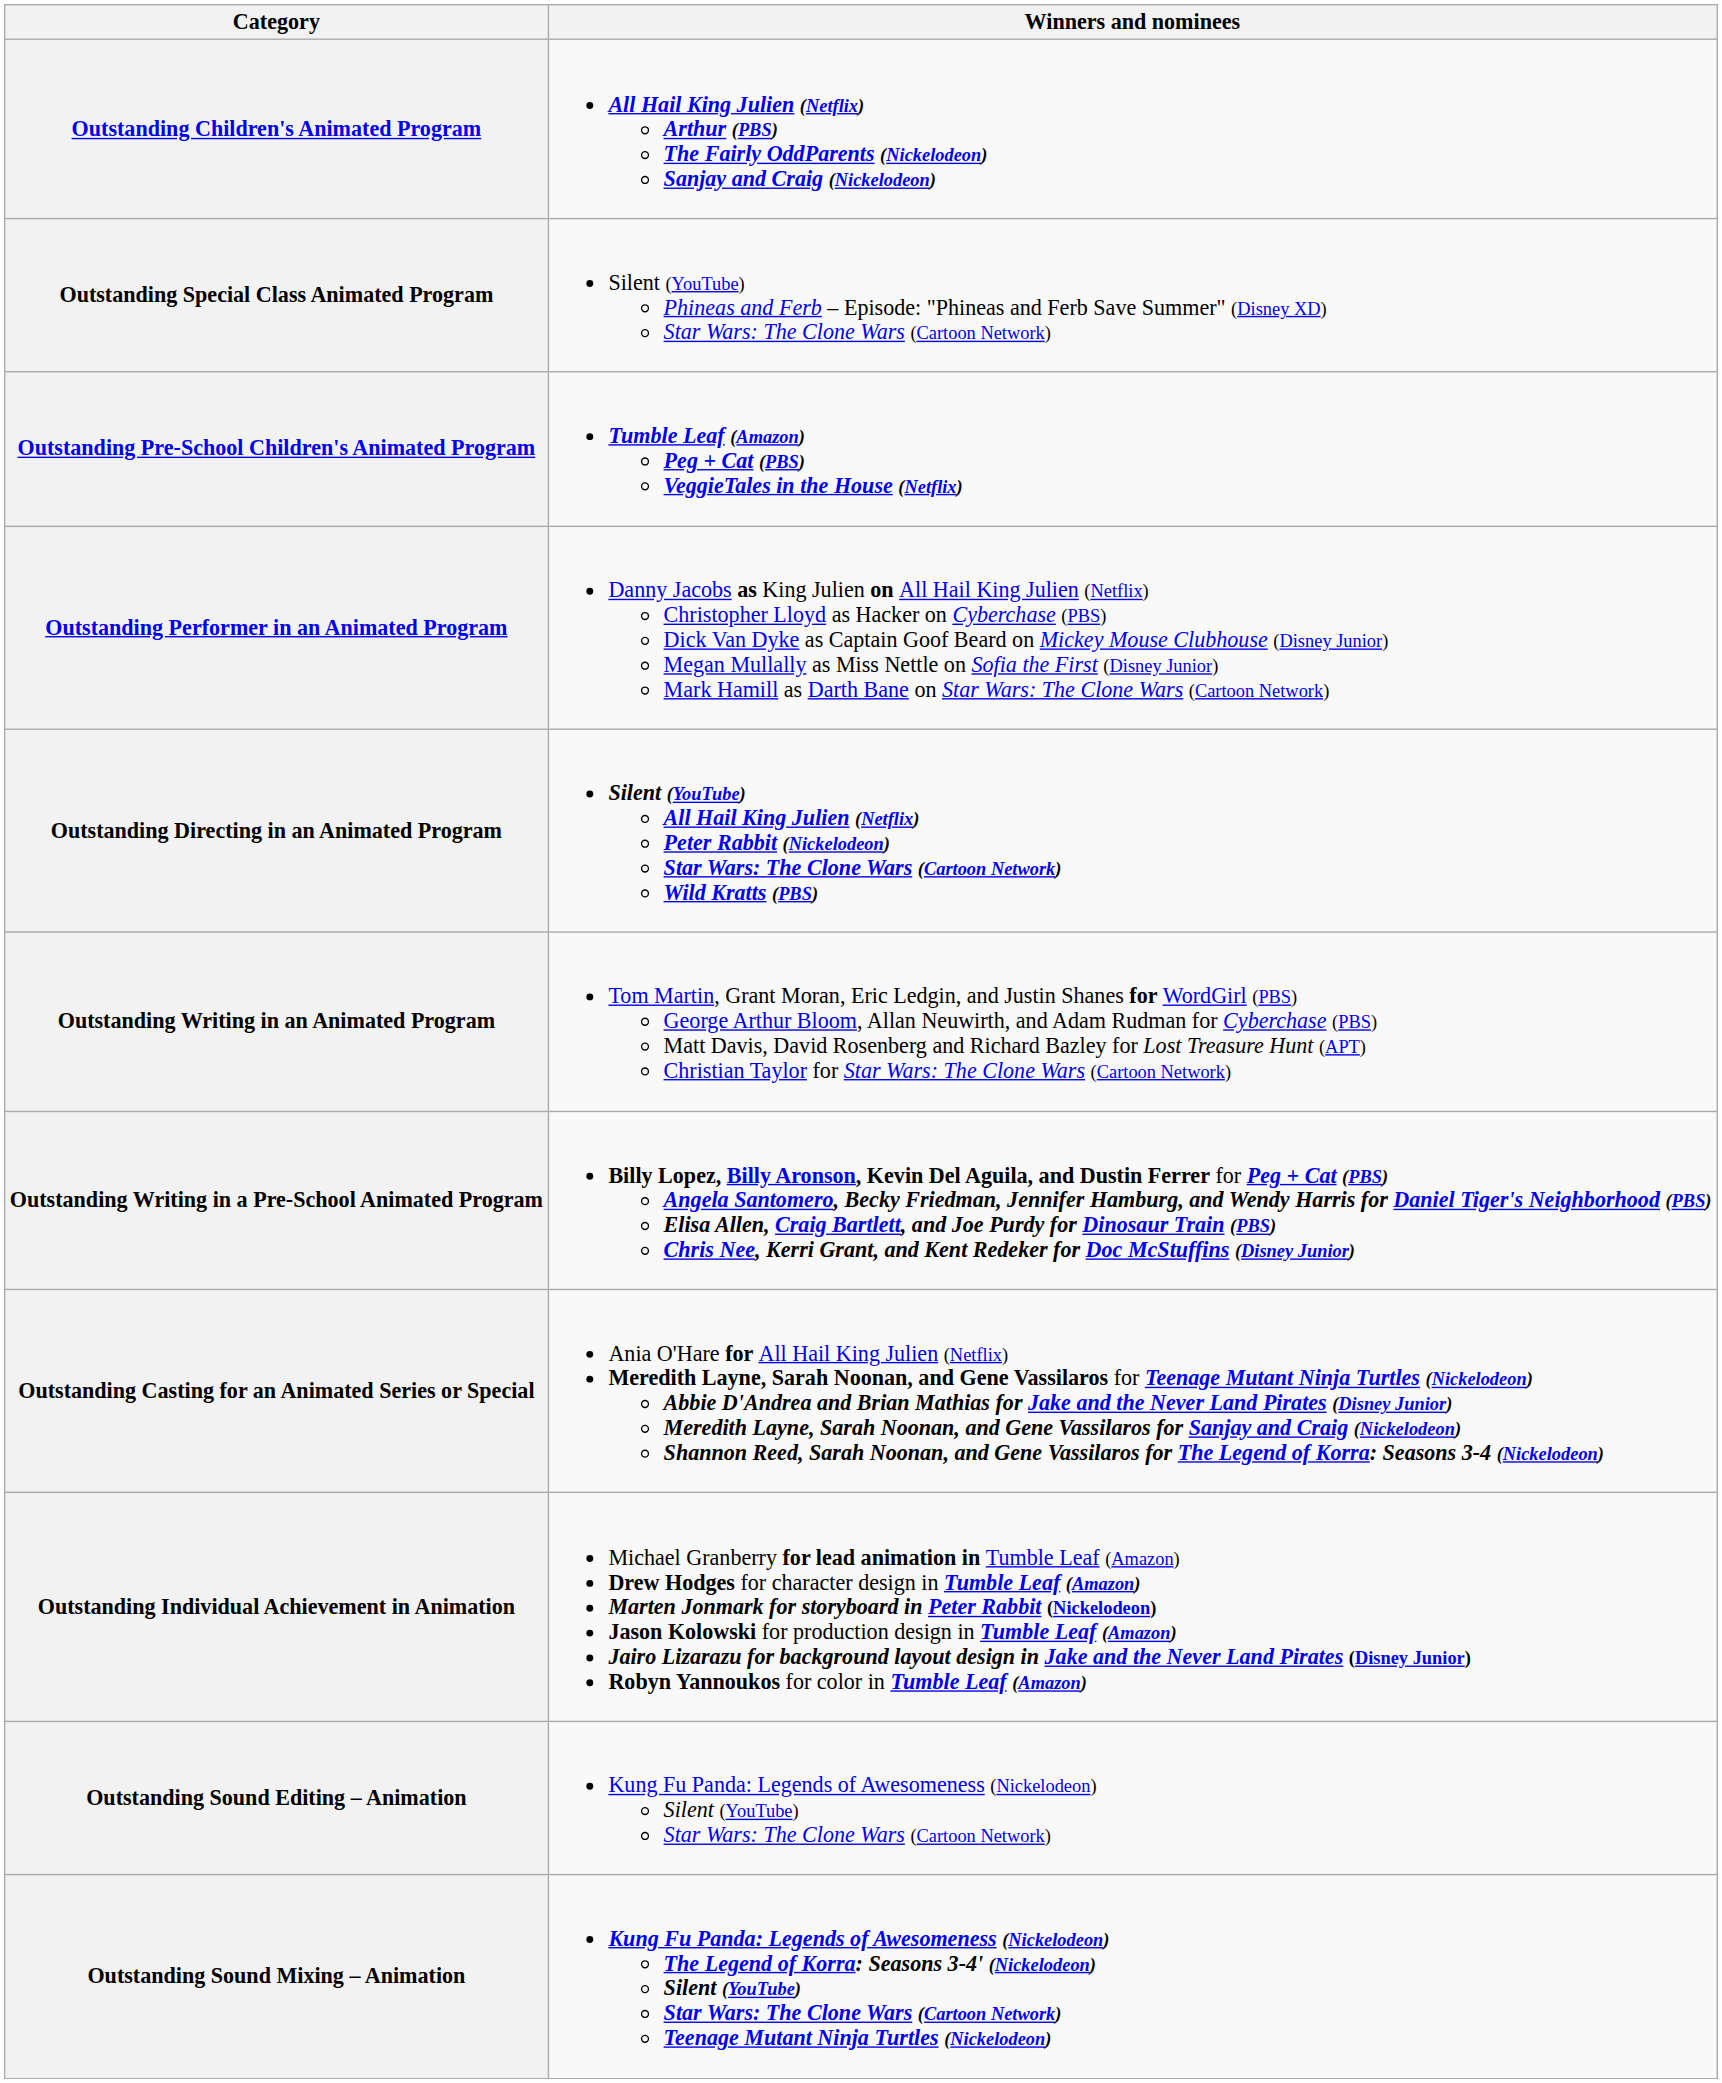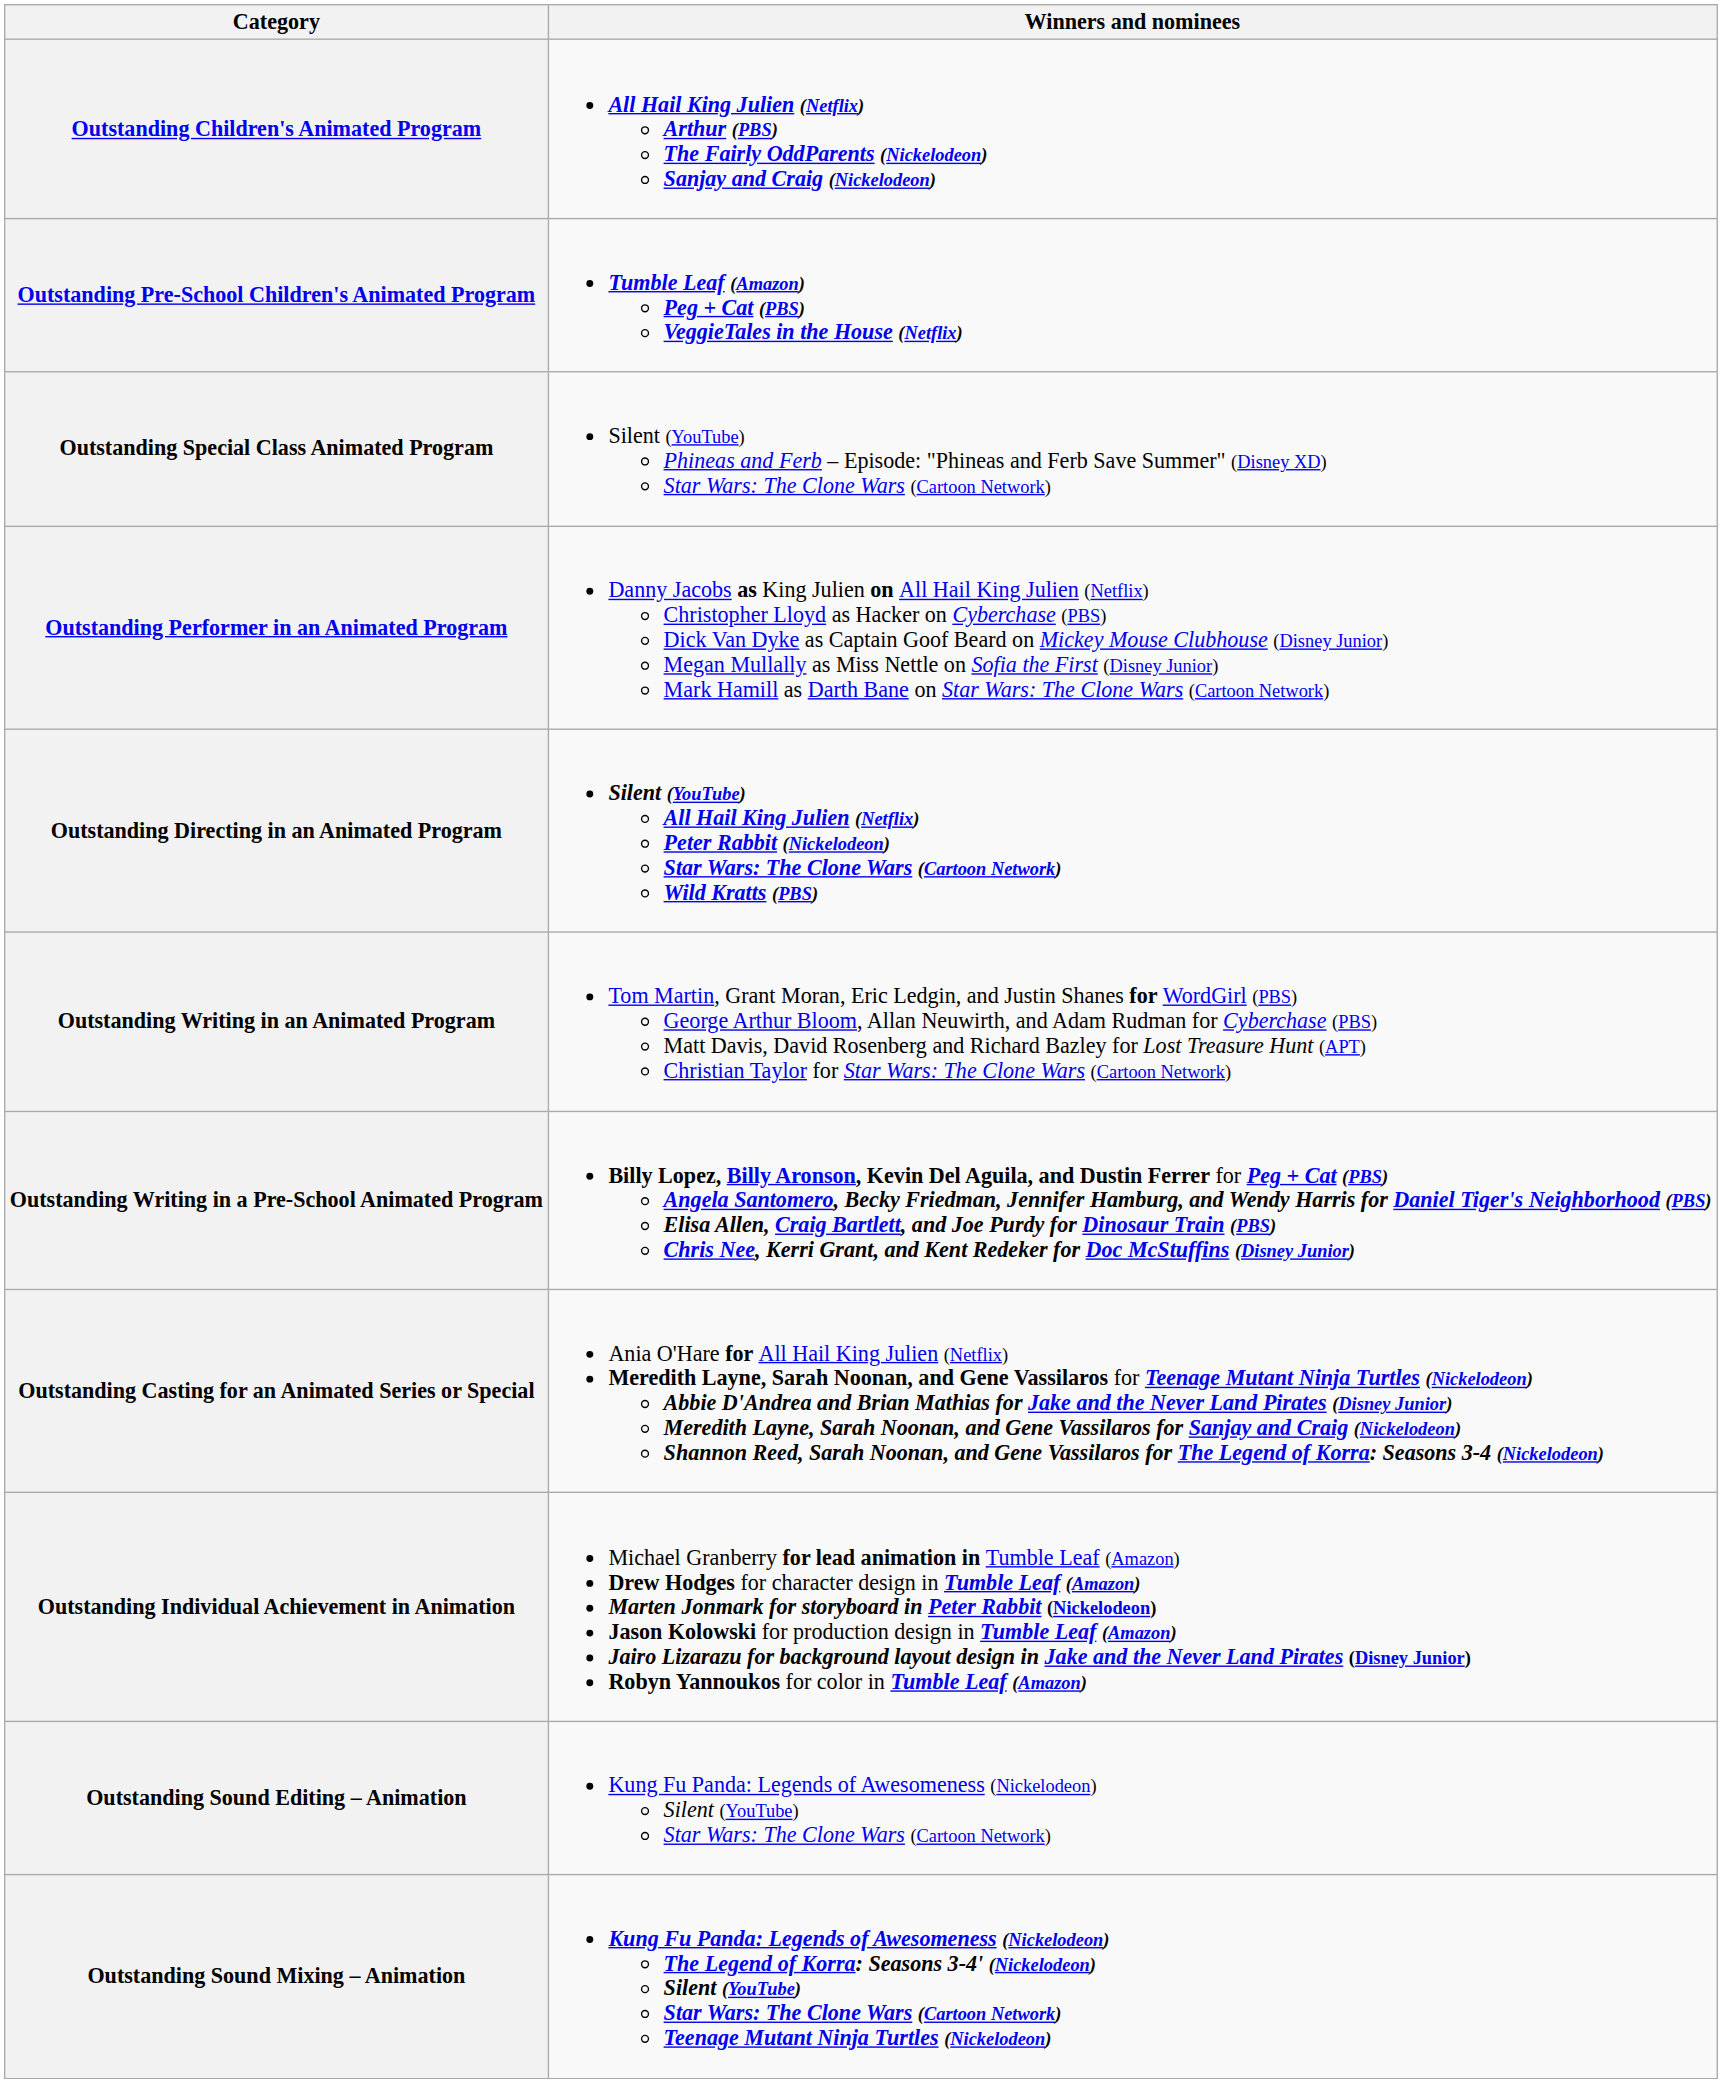rows swapped: (276, 294) <-> (276, 448)
